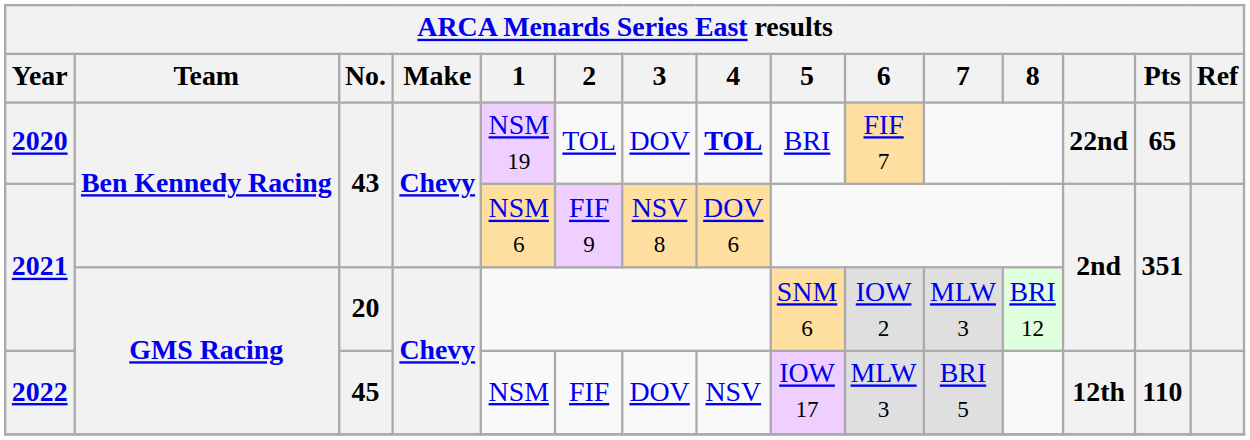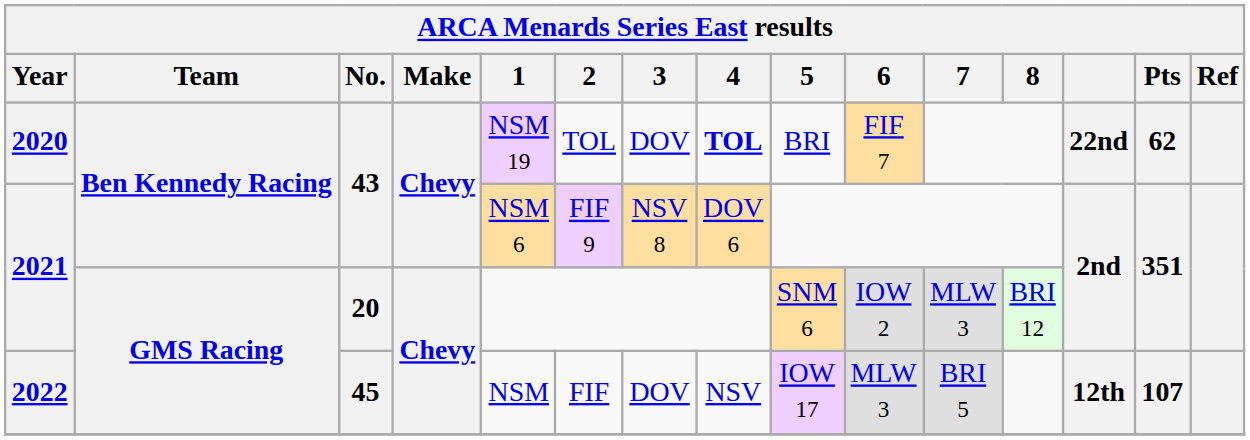(1162, 142) 65 -> (1162, 142) 62
(1162, 391) 110 -> (1162, 391) 107
